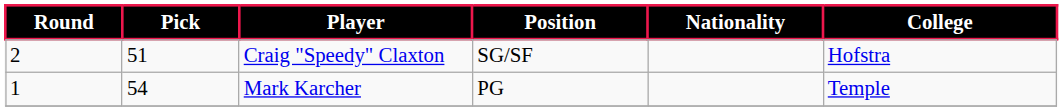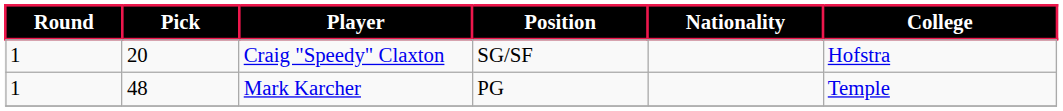(15, 55) 2 -> (15, 55) 1
(137, 55) 51 -> (137, 55) 20
(137, 88) 54 -> (137, 88) 48
